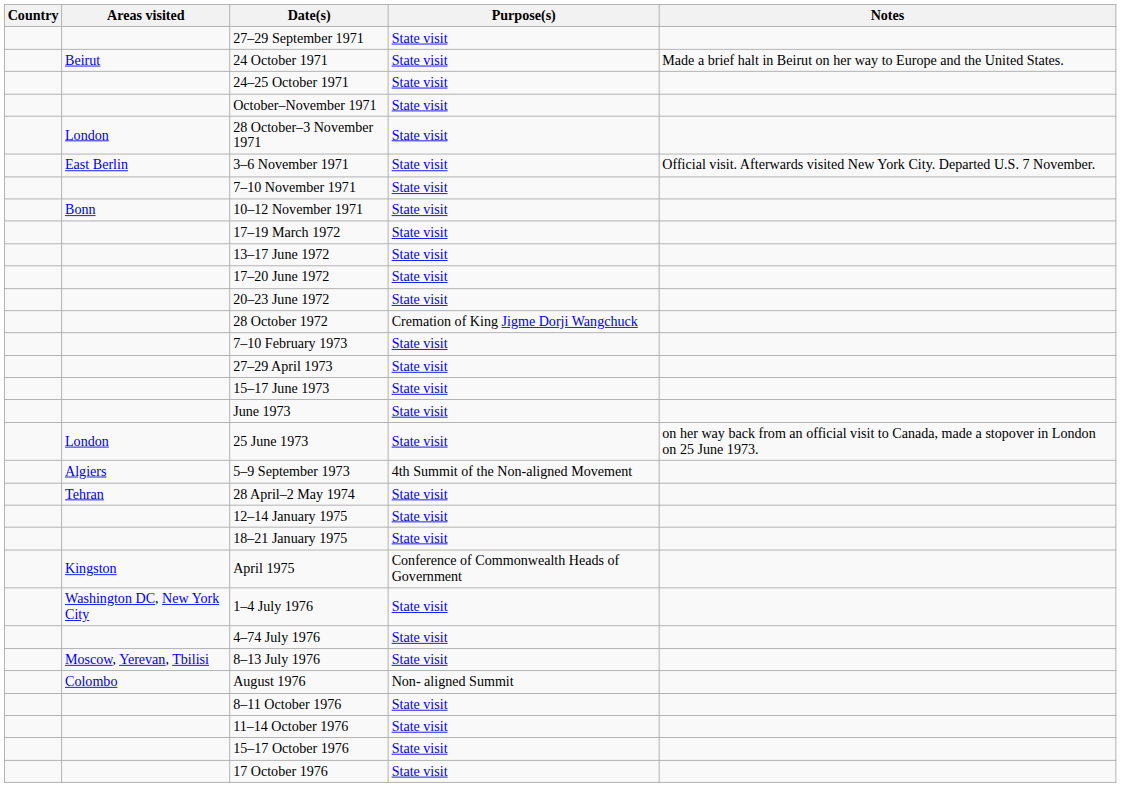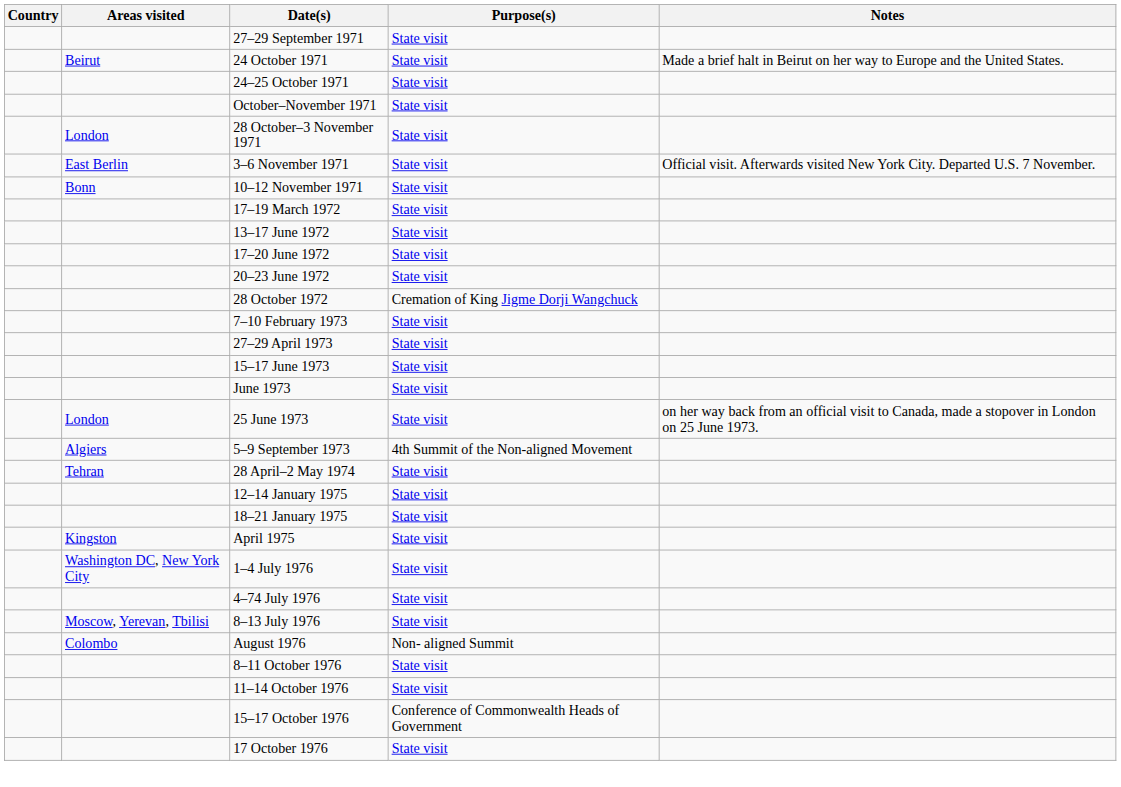- row: (295, 187)
(505, 568) Conference of Commonwealth Heads of Government -> (420, 538) State visit
(420, 748) State visit -> (505, 718) Conference of Commonwealth Heads of Government
